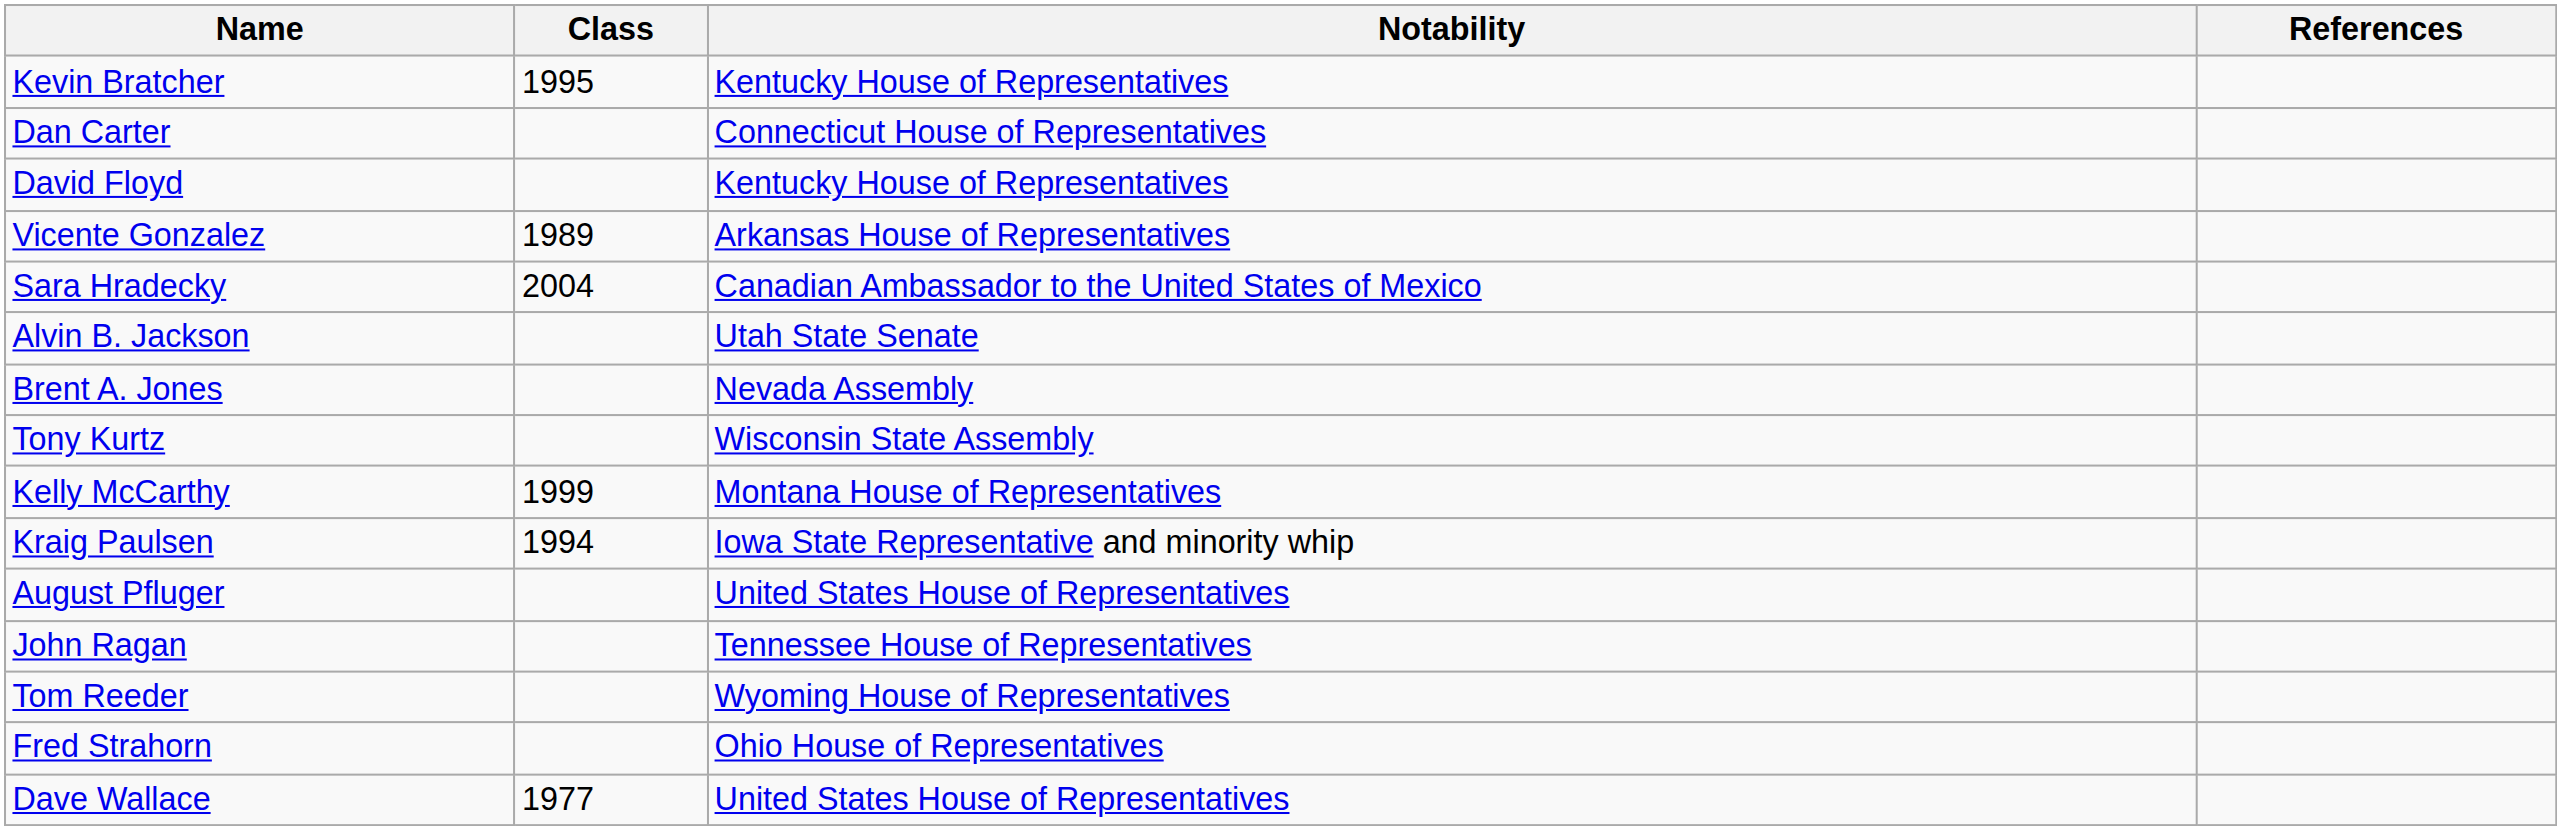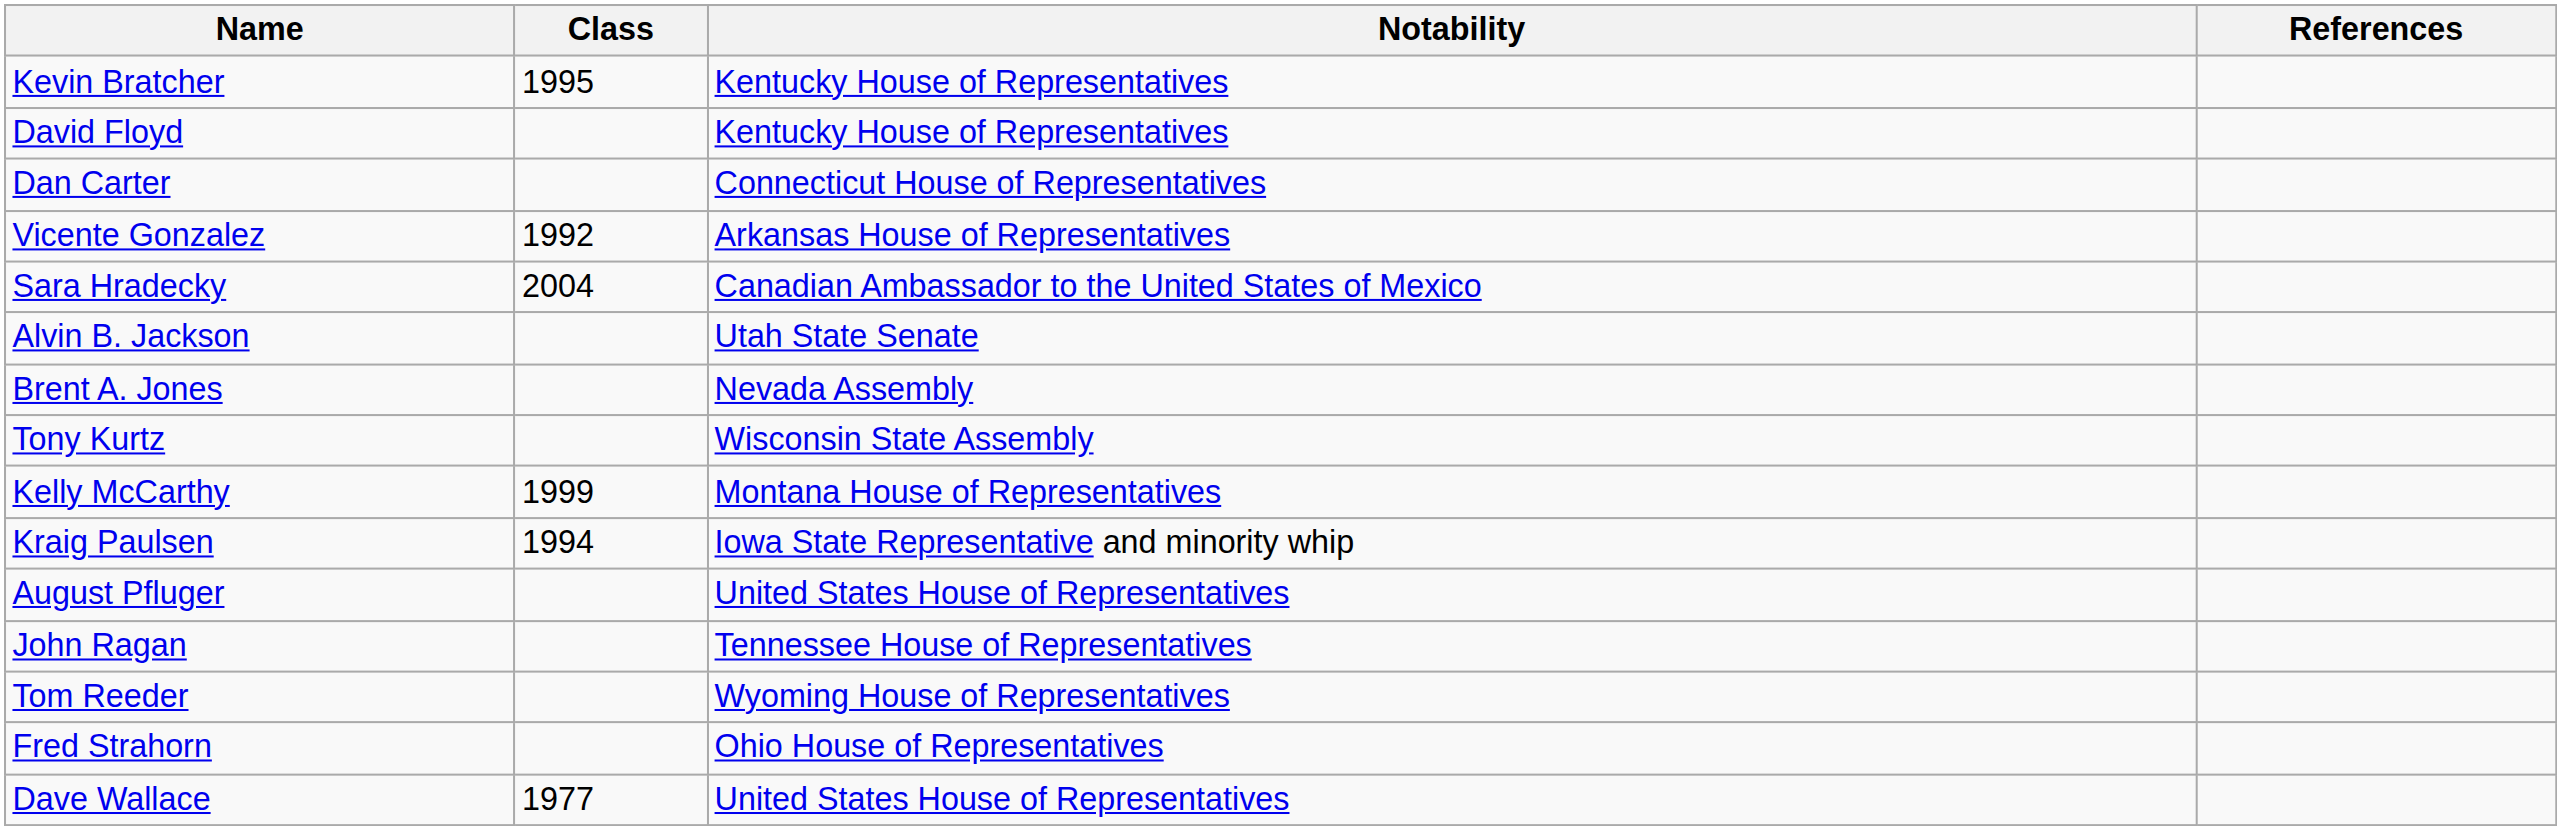rows swapped: (91, 132) <-> (98, 183)
(558, 235) 1989 -> (558, 235) 1992
